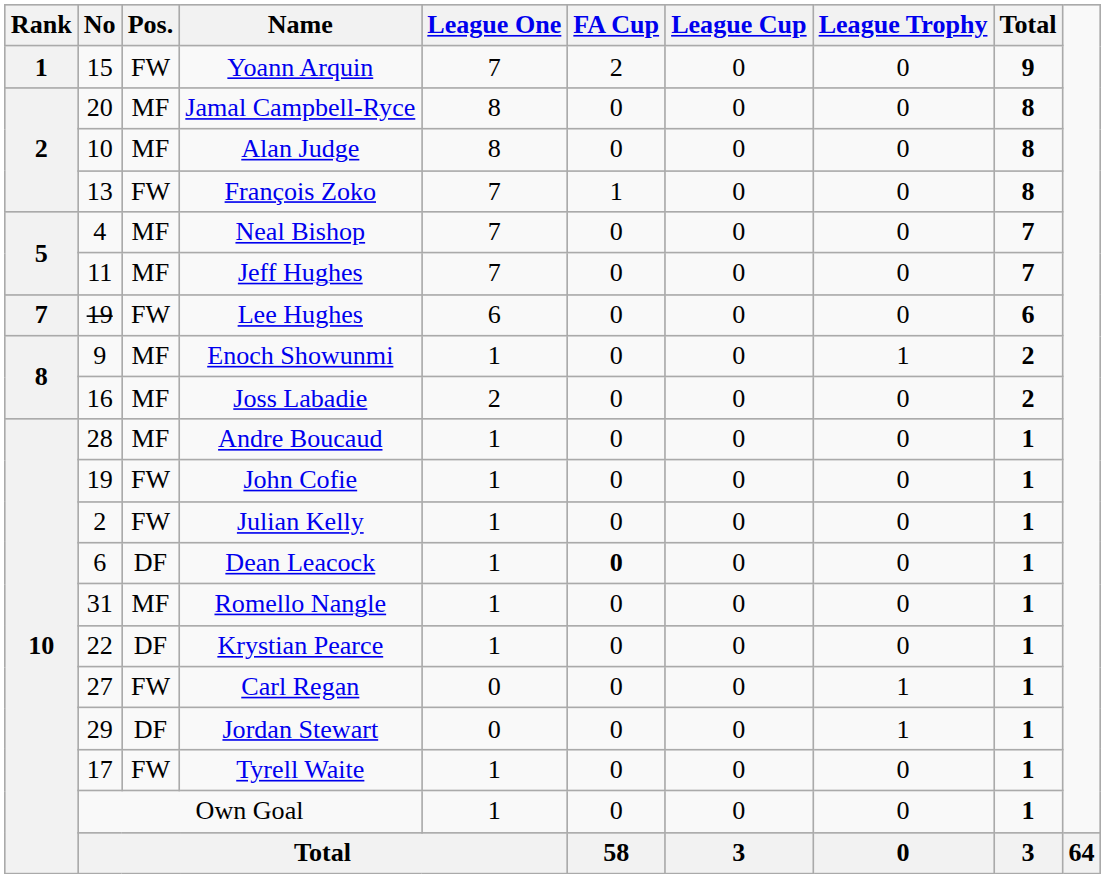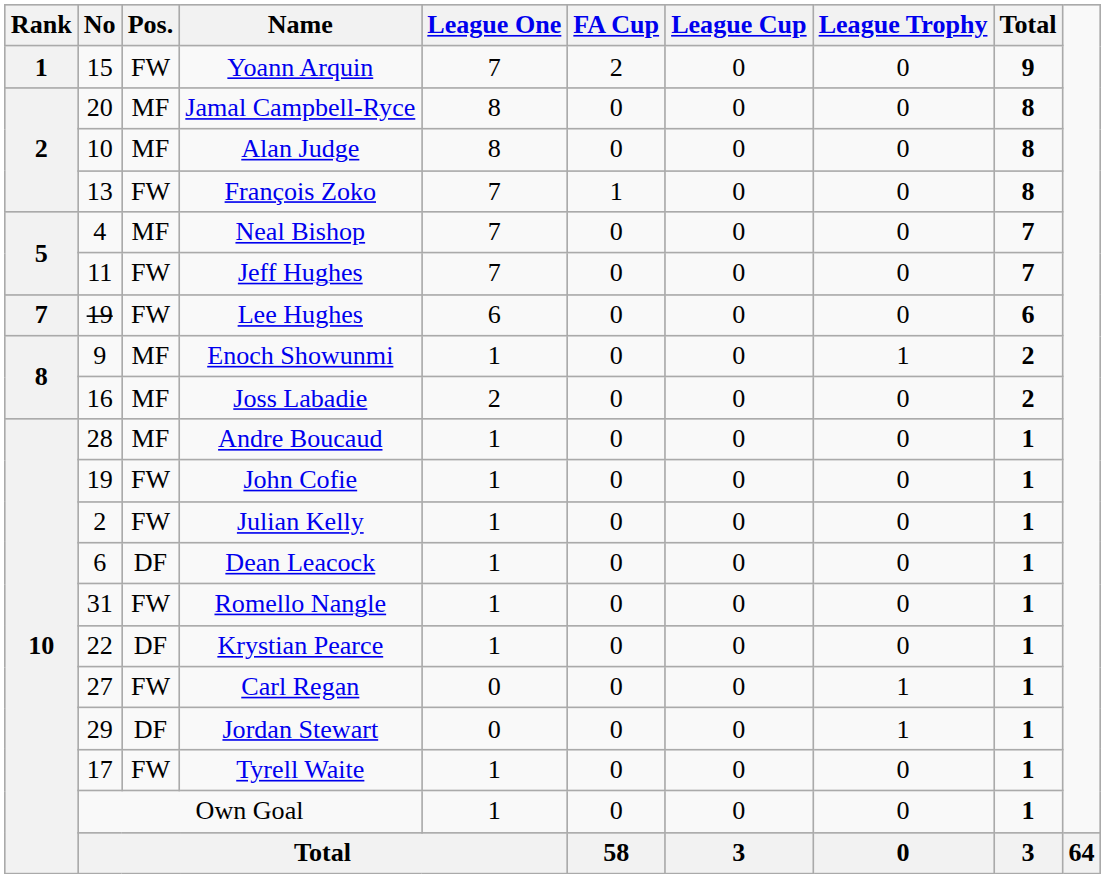(150, 273) MF -> (150, 273) FW
(616, 562) bold -> (616, 562) normal
(150, 604) MF -> (150, 604) FW
